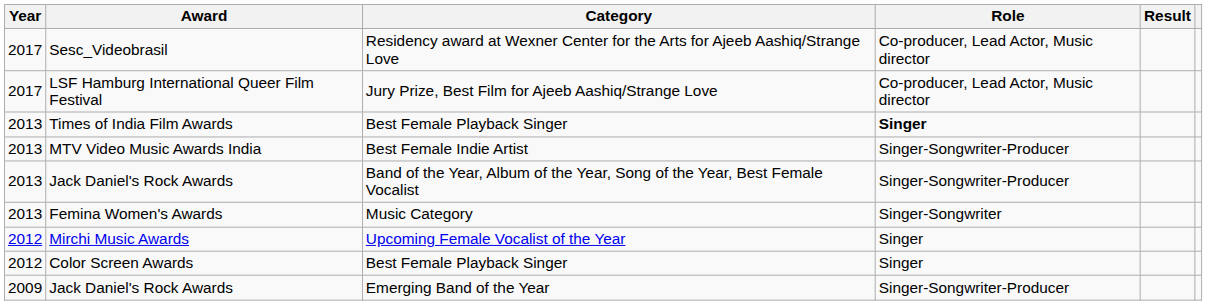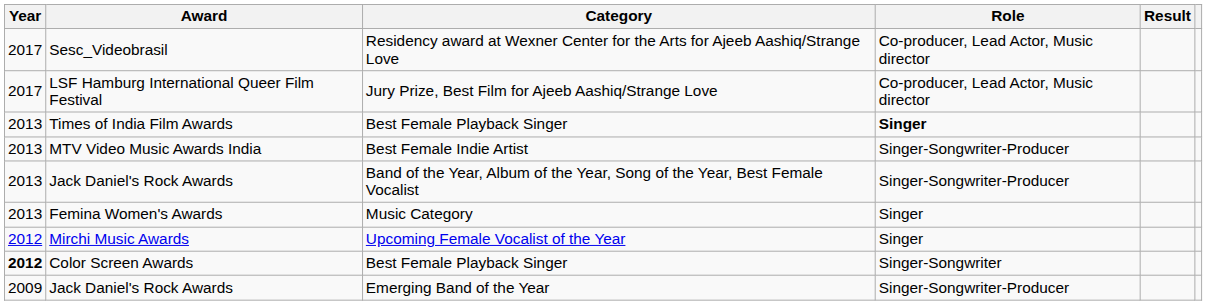(940, 214) Singer-Songwriter -> (901, 214) Singer
(25, 263) normal -> (25, 263) bold
(901, 263) Singer -> (940, 263) Singer-Songwriter
